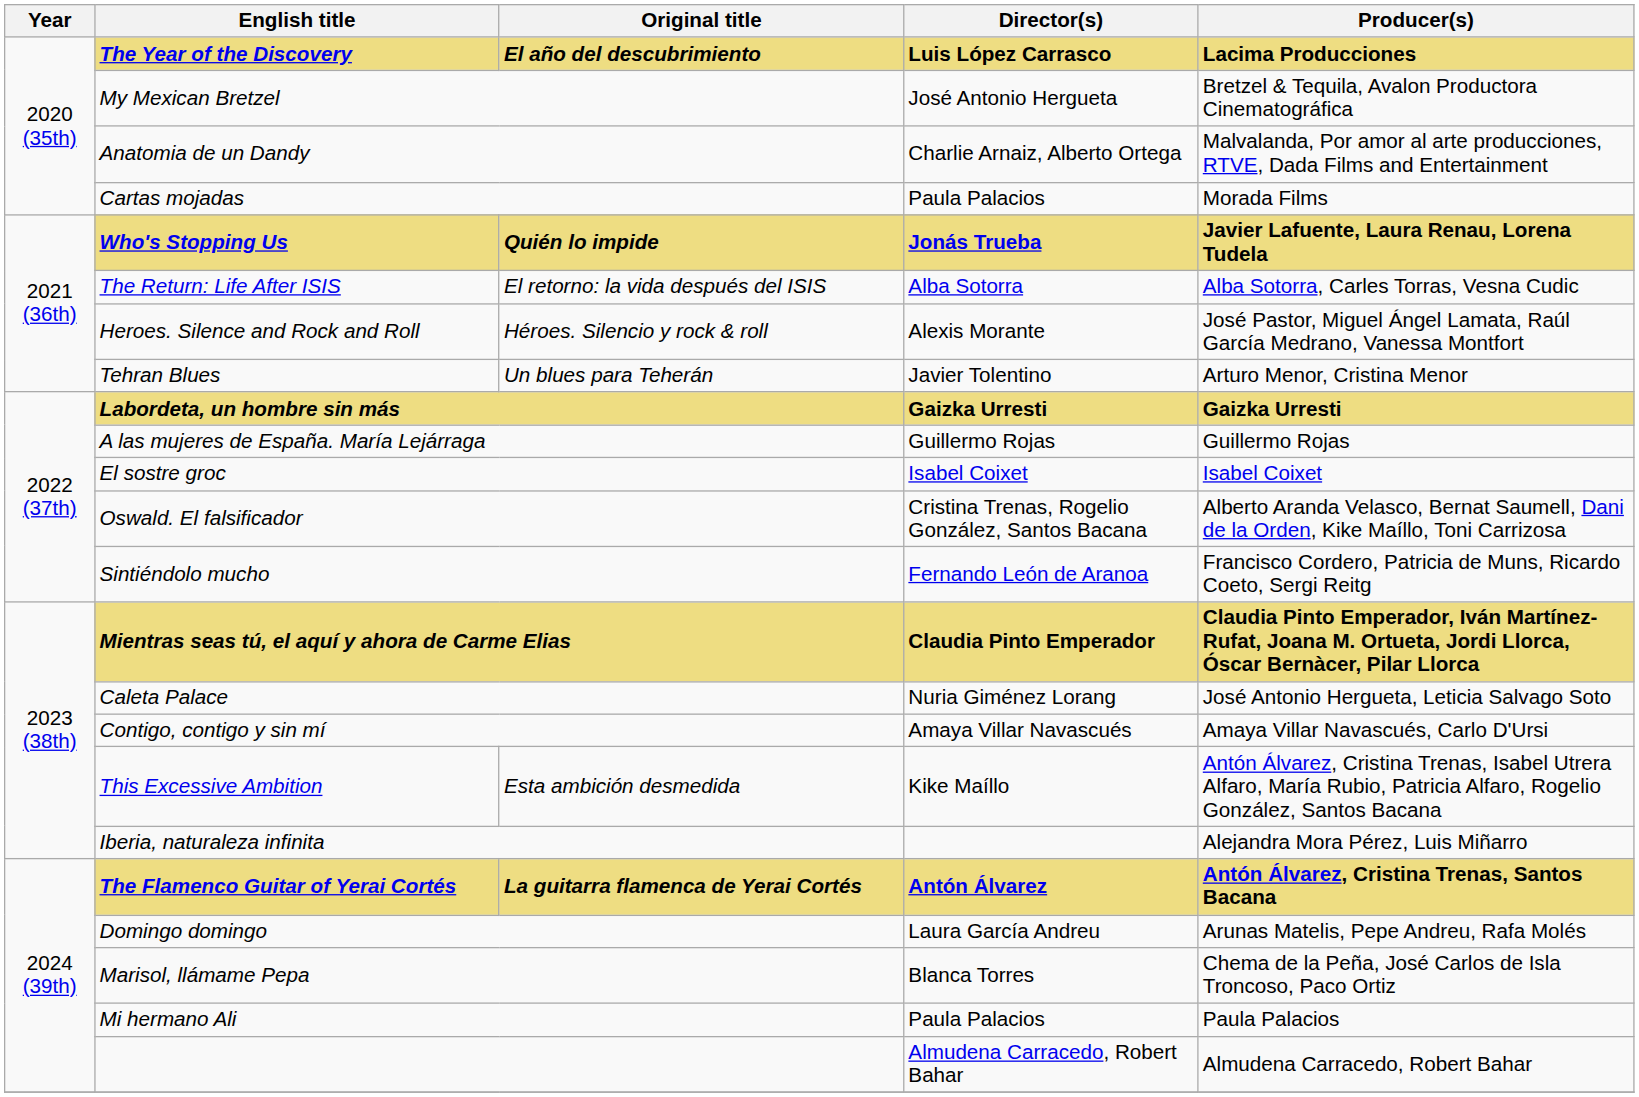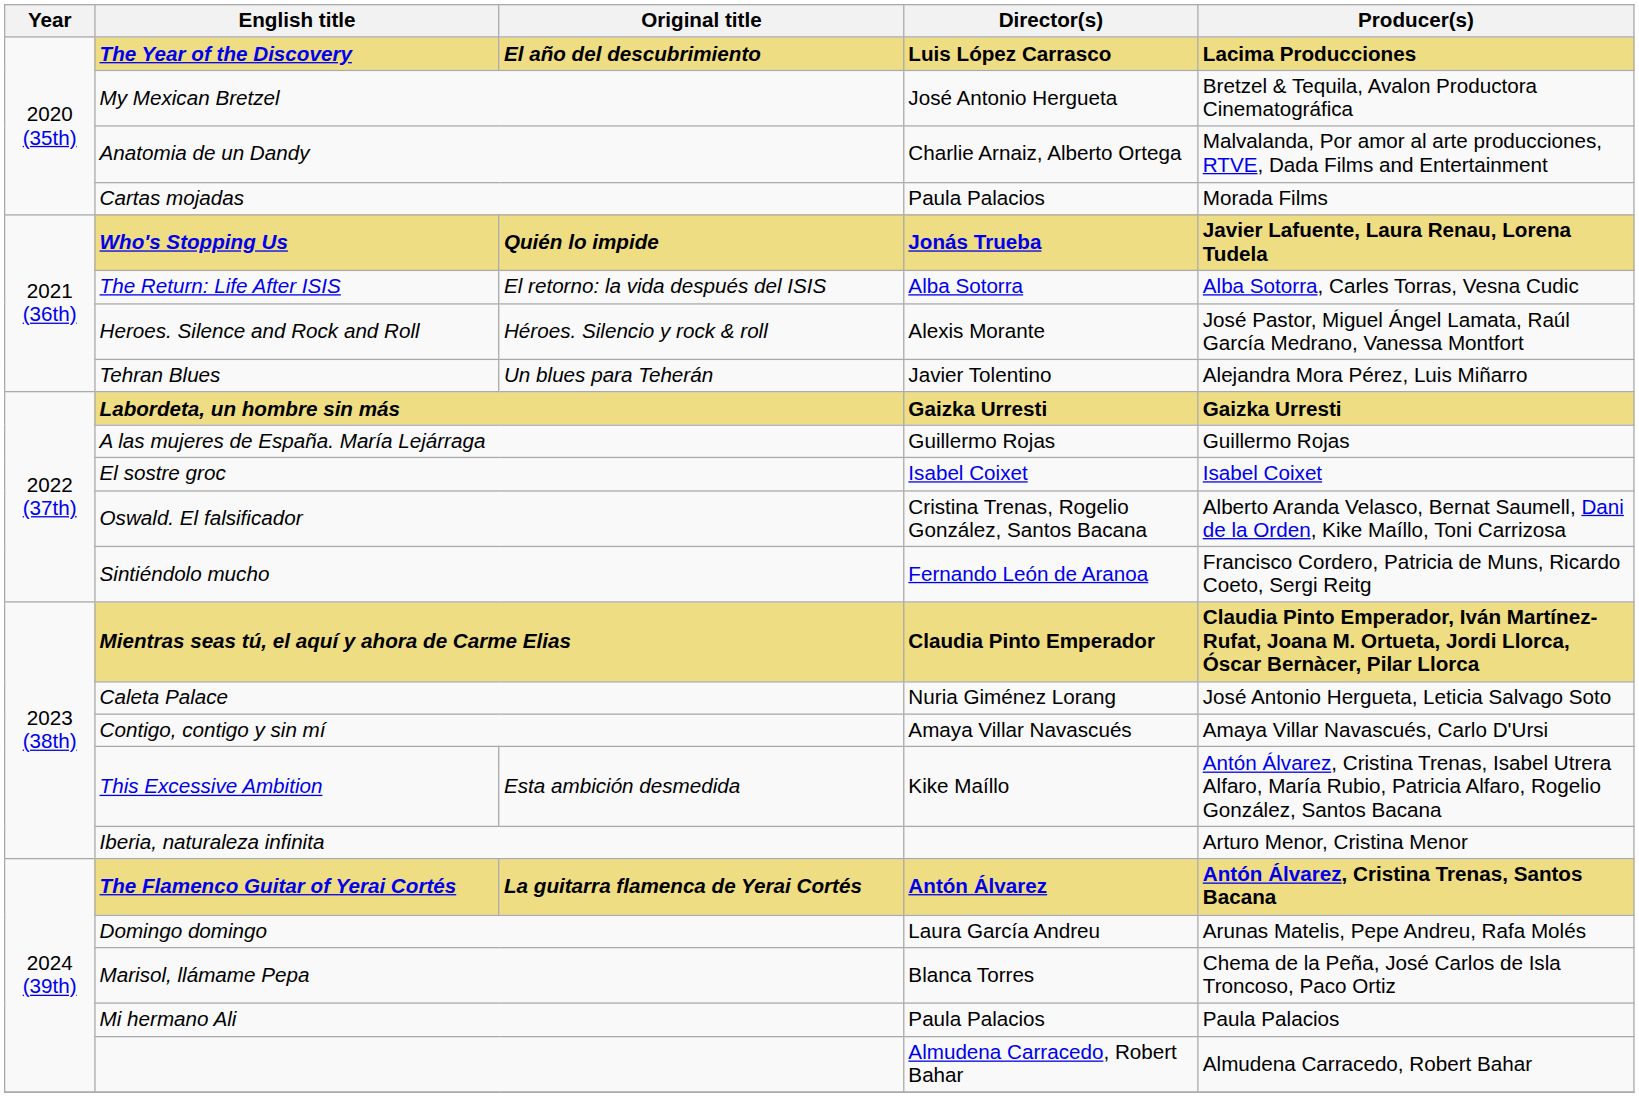(1335, 375) Arturo Menor, Cristina Menor -> (1365, 375) Alejandra Mora Pérez, Luis Miñarro
(1365, 842) Alejandra Mora Pérez, Luis Miñarro -> (1335, 842) Arturo Menor, Cristina Menor
